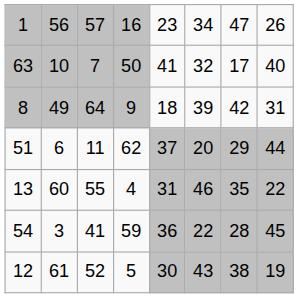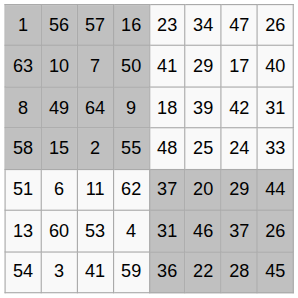(203, 66) 32 -> (203, 66) 29
+ row: (23, 148)
(95, 189) 55 -> (95, 230) 53
(239, 189) 35 -> (239, 230) 37
(275, 189) 22 -> (275, 230) 26
- row: (23, 272)
